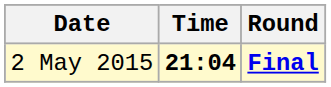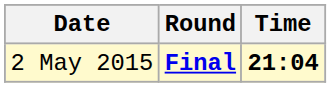columns swapped: (200, 24) <-> (283, 24)
